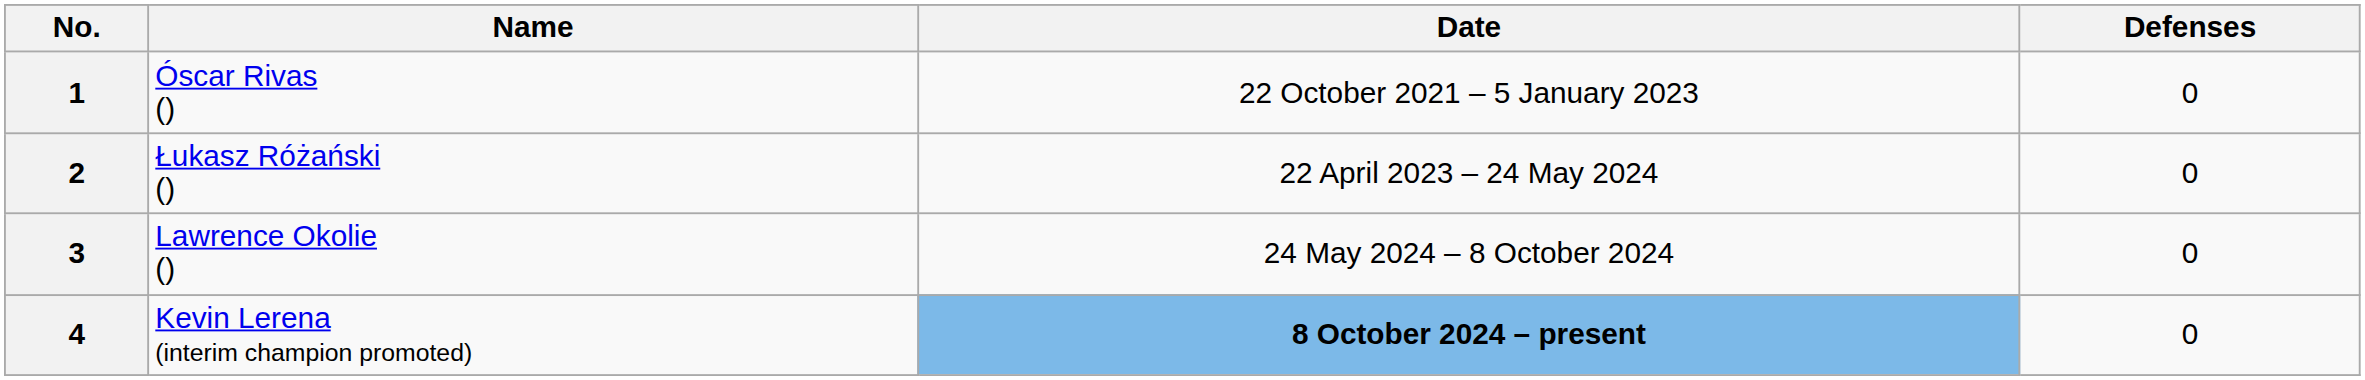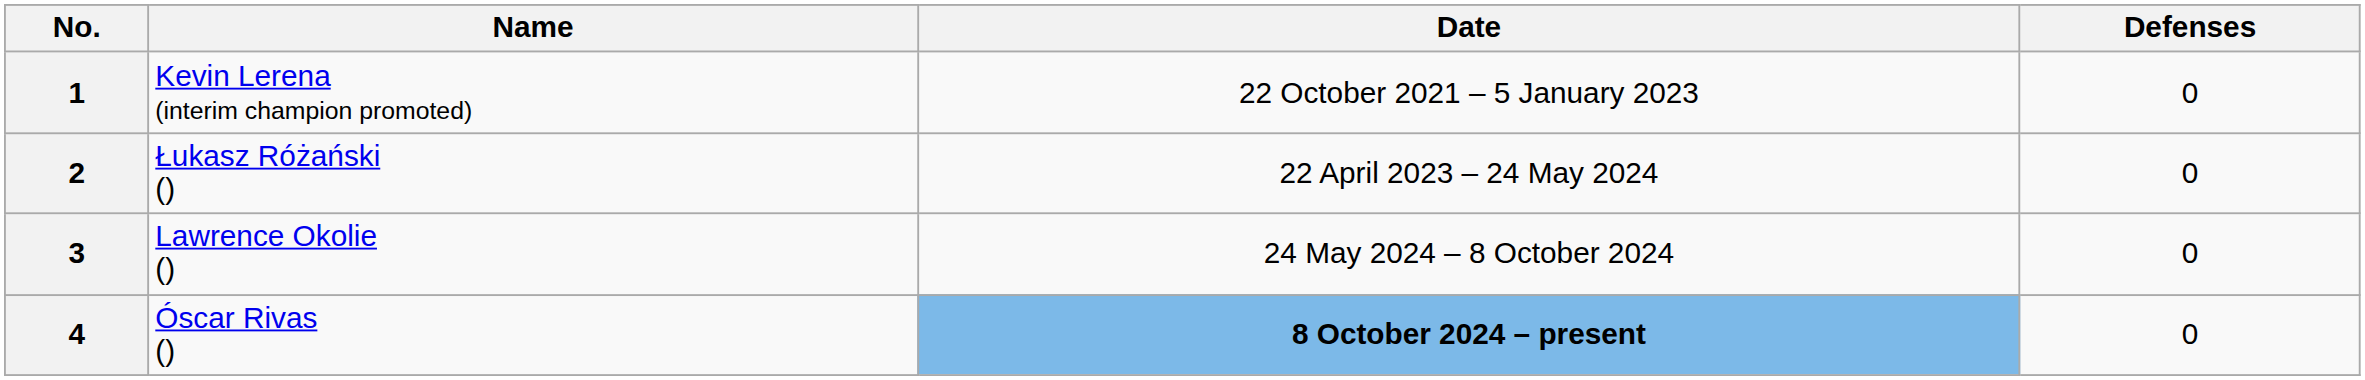(236, 92) Óscar Rivas () -> (314, 92) Kevin Lerena (interim champion promoted)
(314, 334) Kevin Lerena (interim champion promoted) -> (236, 334) Óscar Rivas ()
